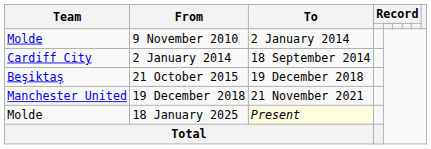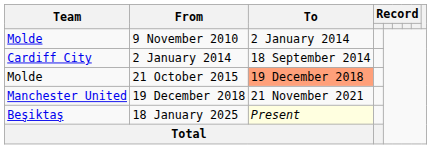(35, 77) Beşiktaş -> (25, 77) Molde
(307, 77) no background -> (307, 77) lightsalmon background
(25, 115) Molde -> (35, 115) Beşiktaş
